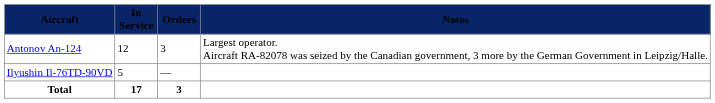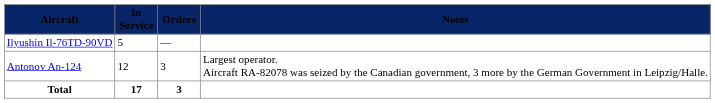rows swapped: (44, 49) <-> (60, 72)
